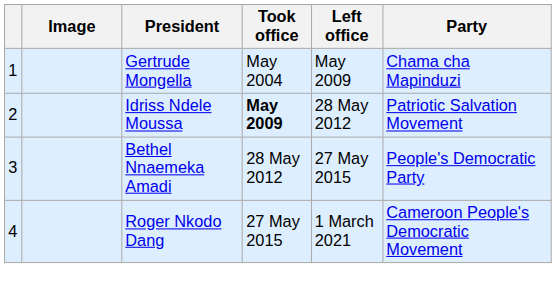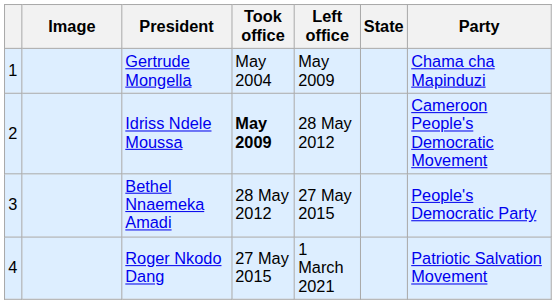+ column: (384, 26)
(452, 115) Patriotic Salvation Movement -> (452, 133) Cameroon People's Democratic Movement
(458, 231) Cameroon People's Democratic Movement -> (477, 267) Patriotic Salvation Movement
